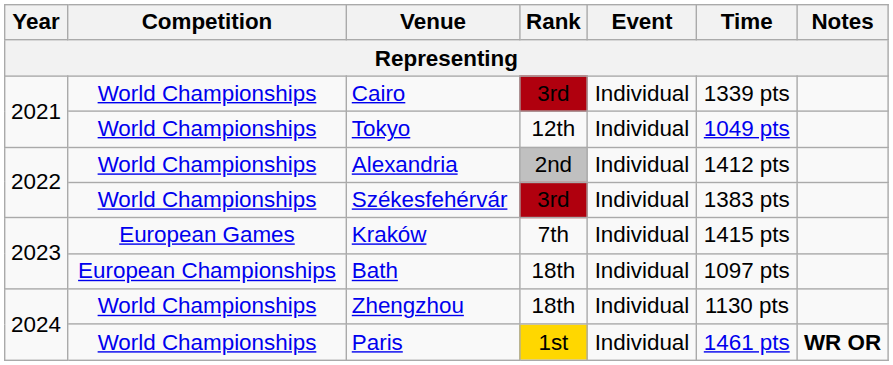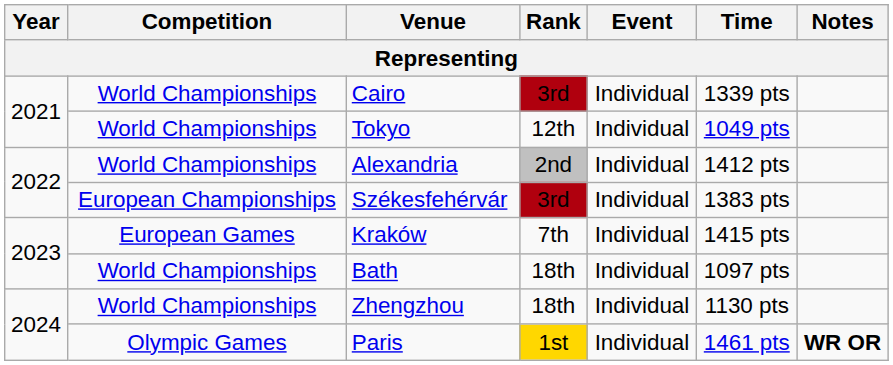(207, 199) World Championships -> (207, 199) European Championships
(207, 270) European Championships -> (207, 270) World Championships
(207, 341) World Championships -> (207, 341) Olympic Games
